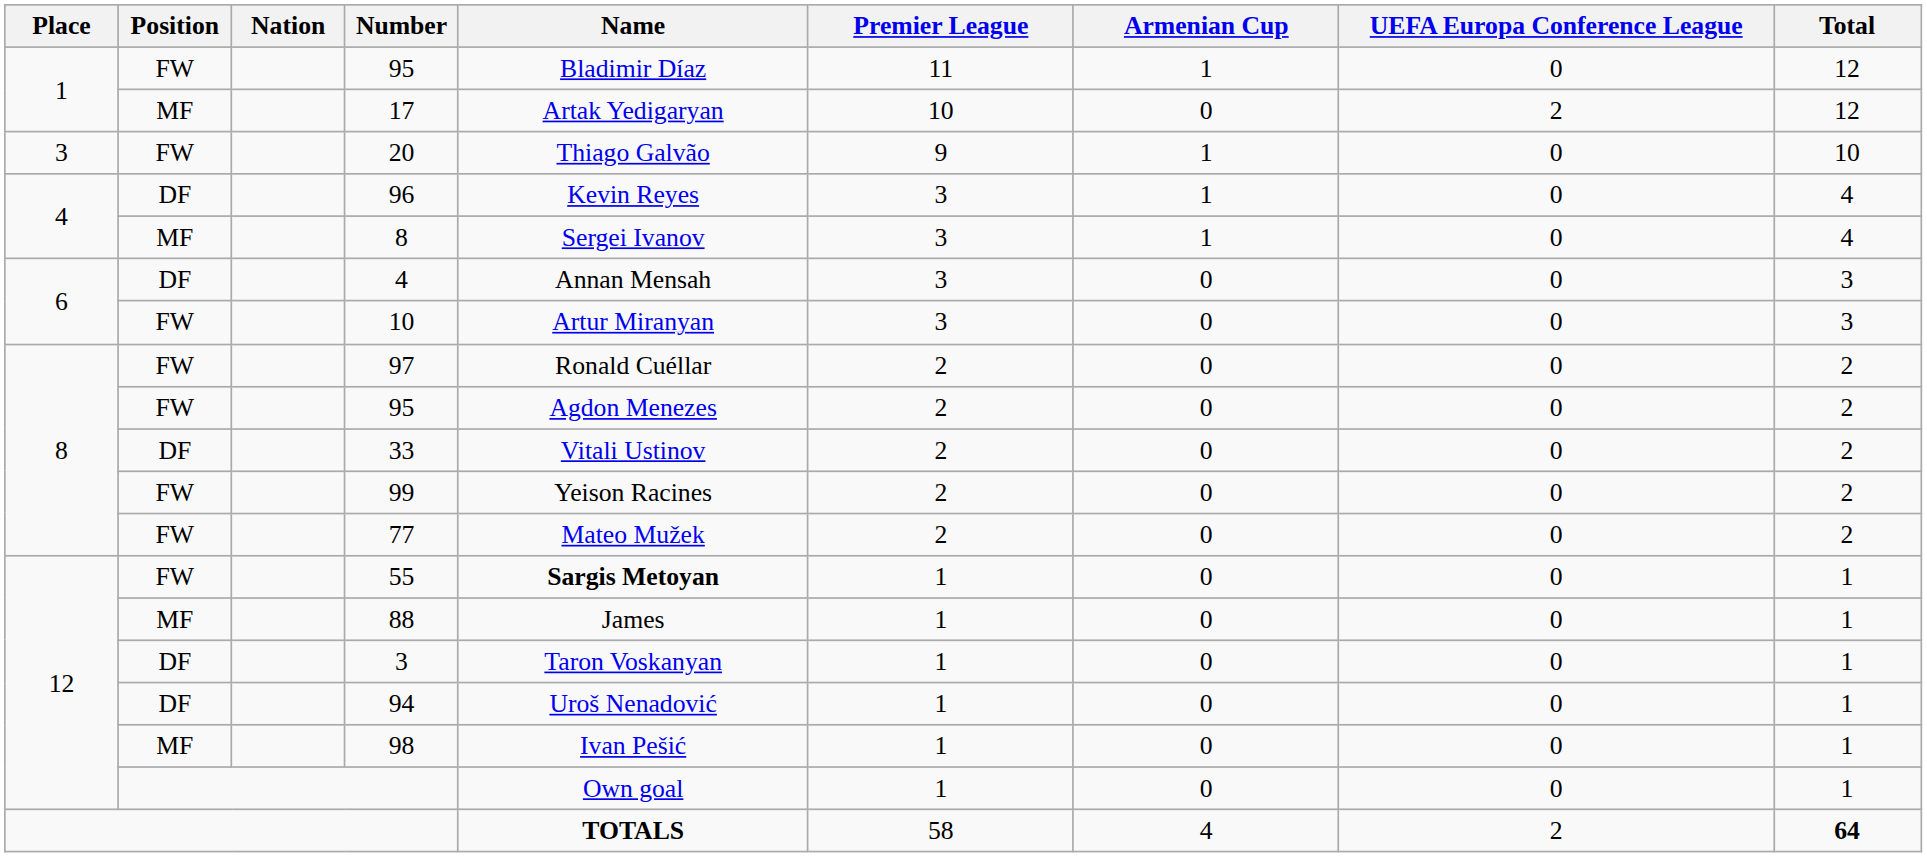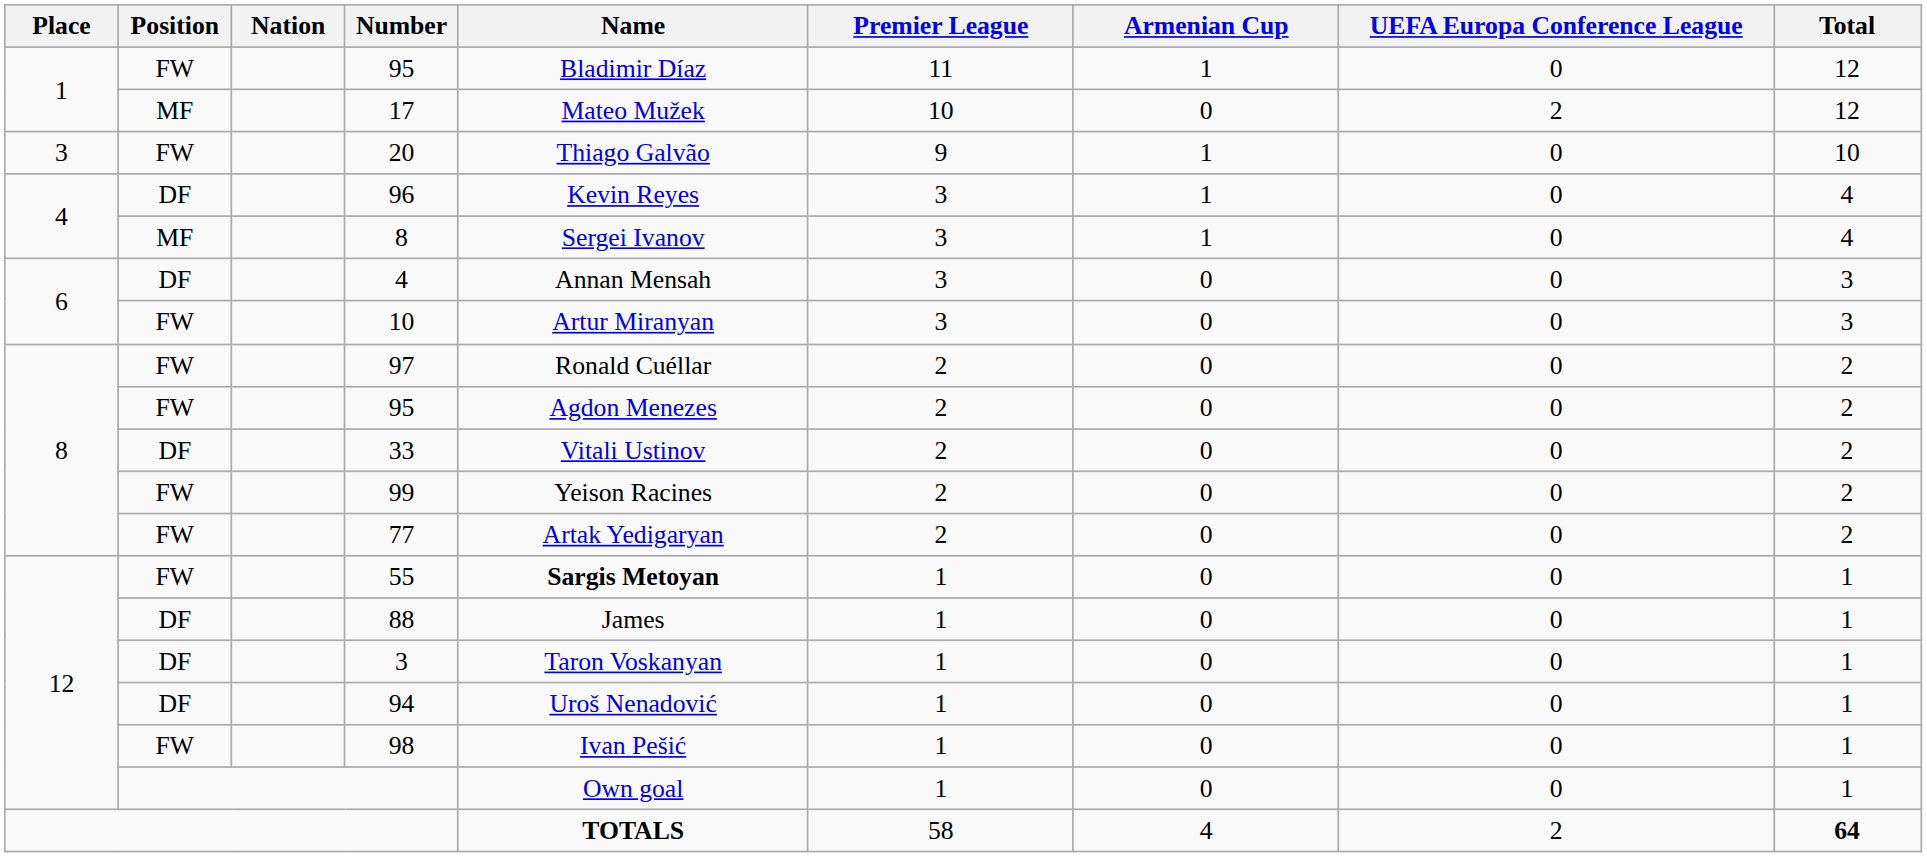(633, 110) Artak Yedigaryan -> (633, 110) Mateo Mužek
(633, 534) Mateo Mužek -> (633, 534) Artak Yedigaryan
(175, 618) MF -> (175, 618) DF
(175, 745) MF -> (175, 745) FW
